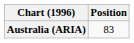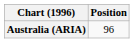(109, 29) 83 -> (109, 29) 96
